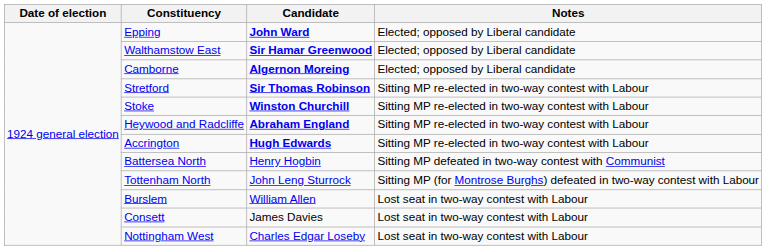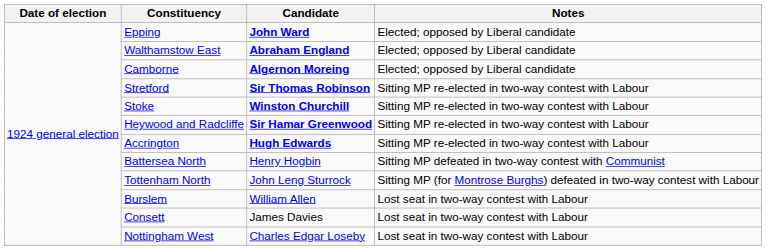(311, 50) Sir Hamar Greenwood -> (299, 50) Abraham England
(299, 124) Abraham England -> (311, 124) Sir Hamar Greenwood
